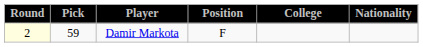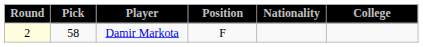columns swapped: (383, 13) <-> (303, 13)
(73, 32) 59 -> (73, 32) 58
